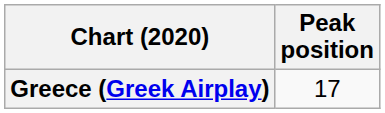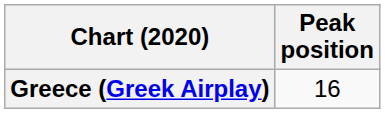(327, 88) 17 -> (327, 88) 16
